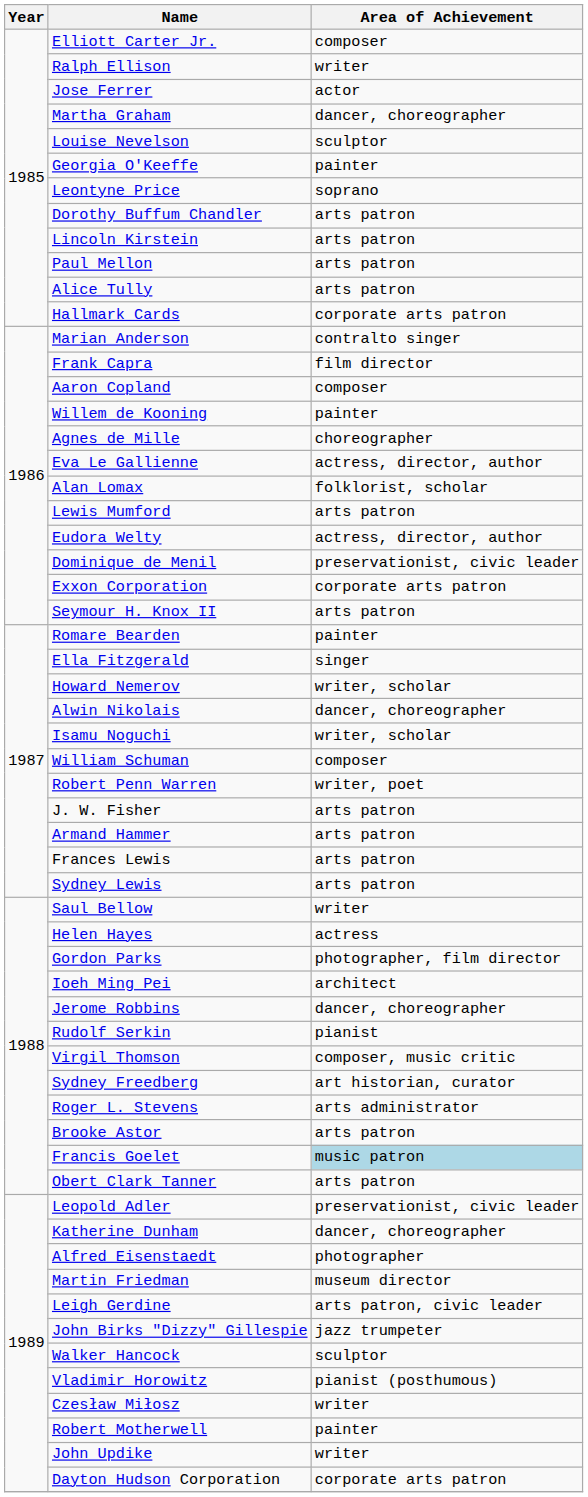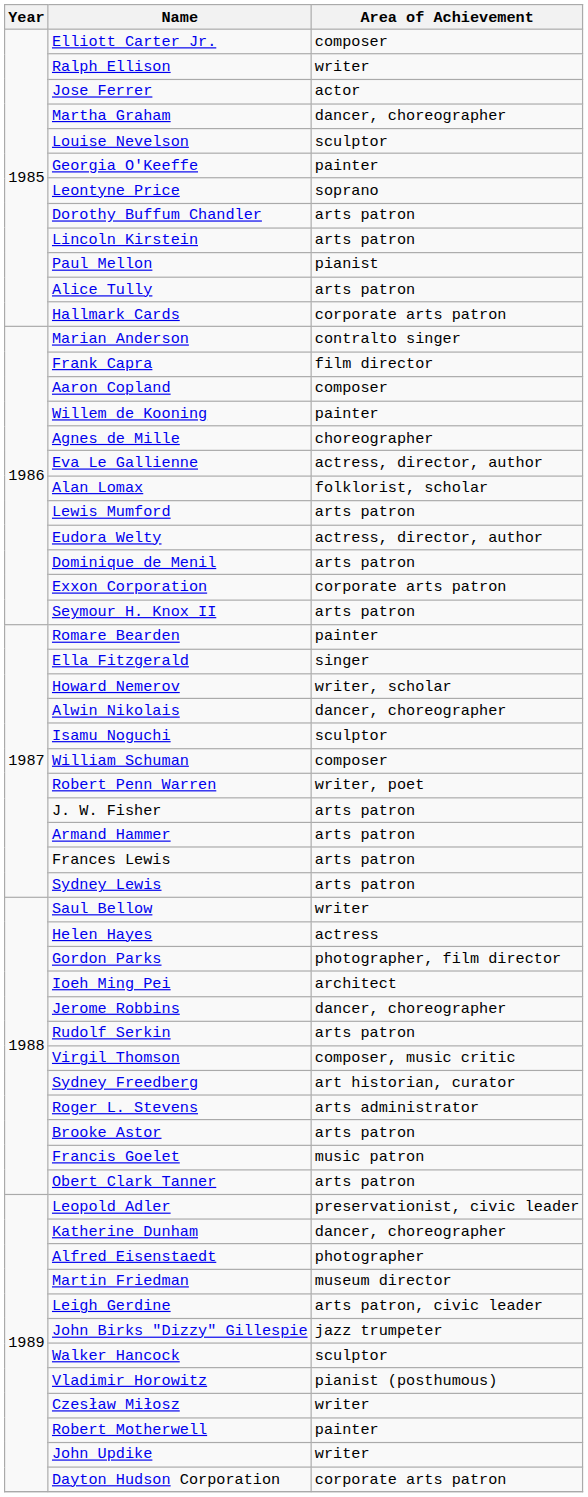(365, 265) arts patron -> (347, 265) pianist
(447, 562) preservationist, civic leader -> (365, 562) arts patron
(383, 736) writer, scholar -> (351, 736) sculptor
(347, 1033) pianist -> (365, 1033) arts patron
(370, 1157) lightblue background -> (370, 1157) no background
